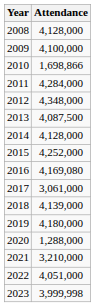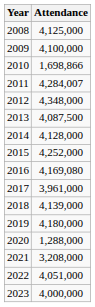(61, 30) 4,128,000 -> (61, 30) 4,125,000
(61, 83) 4,284,000 -> (61, 83) 4,284,007
(61, 188) 3,061,000 -> (61, 188) 3,961,000
(61, 258) 3,210,000 -> (61, 258) 3,208,000
(61, 293) 3,999,998 -> (61, 293) 4,000,000
